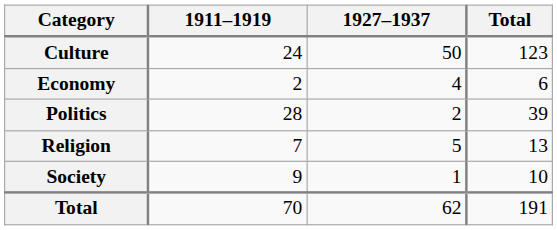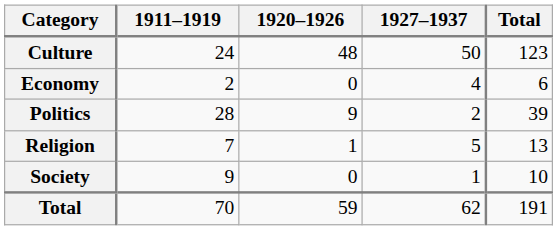+ column: (300, 20)
